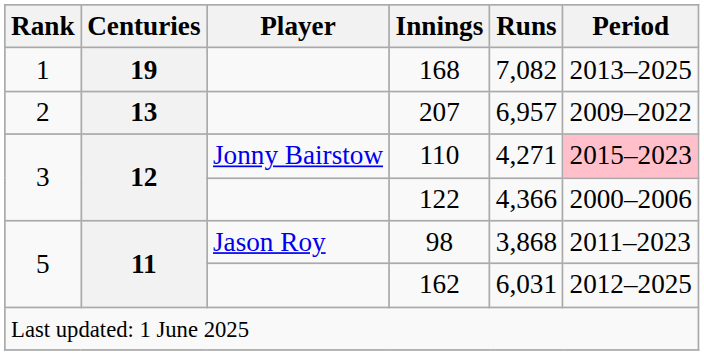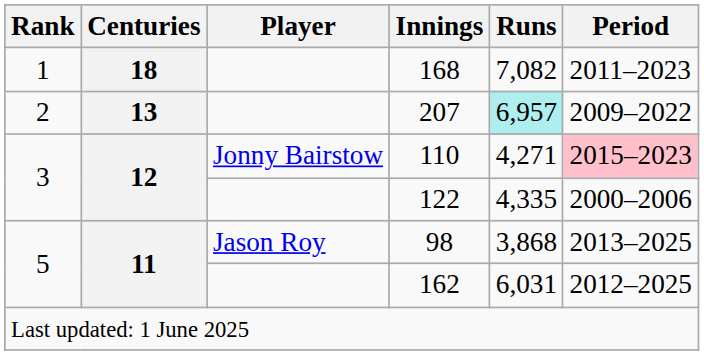(144, 69) 19 -> (144, 69) 18
(631, 69) 2013–2025 -> (630, 69) 2011–2023
(526, 112) no background -> (526, 112) paleturquoise background
(526, 198) 4,366 -> (526, 198) 4,335
(630, 241) 2011–2023 -> (631, 241) 2013–2025
